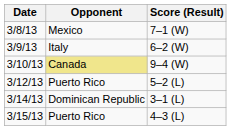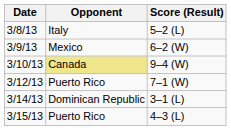(65, 30) Mexico -> (58, 30) Italy
(169, 30) 7–1 (W) -> (167, 30) 5–2 (L)
(58, 47) Italy -> (65, 47) Mexico
(167, 82) 5–2 (L) -> (169, 82) 7–1 (W)
